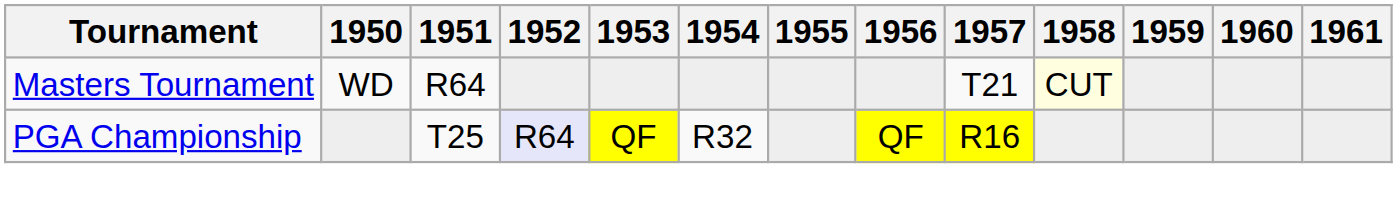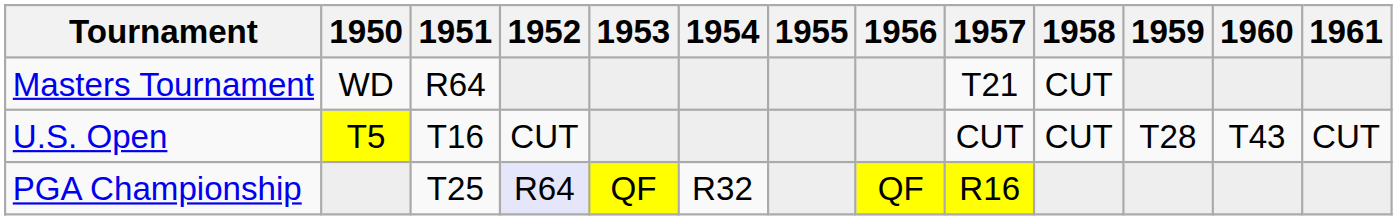(1079, 84) lightyellow background -> (1079, 84) no background
+ row: (90, 136)
